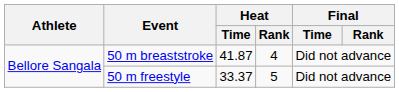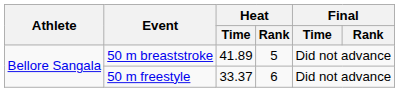(236, 56) 41.87 -> (236, 56) 41.89
(274, 56) 4 -> (274, 56) 5
(274, 77) 5 -> (274, 77) 6
